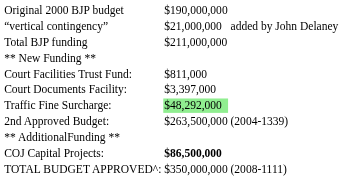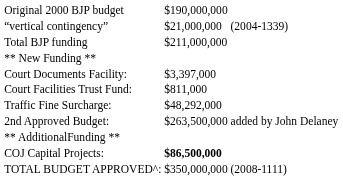(284, 26) added by John Delaney -> (259, 26) (2004-1339)
rows swapped: (68, 74) <-> (66, 89)
(193, 105) lightgreen background -> (193, 105) no background
(259, 121) (2004-1339) -> (284, 121) added by John Delaney
